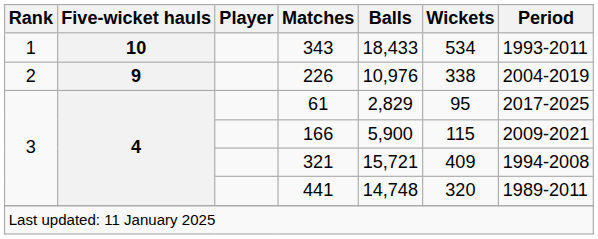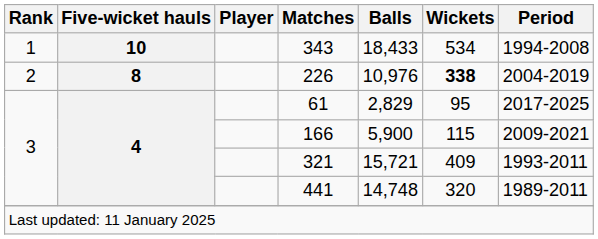(545, 47) 1993-2011 -> (546, 47) 1994-2008
(136, 76) 9 -> (136, 76) 8
(460, 76) normal -> (460, 76) bold
(546, 162) 1994-2008 -> (545, 162) 1993-2011
